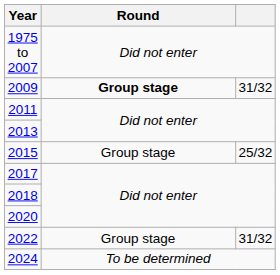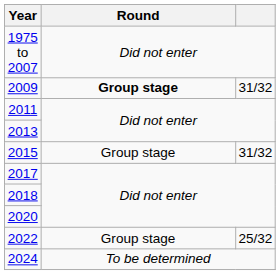(255, 153) 25/32 -> (255, 153) 31/32
(255, 238) 31/32 -> (255, 238) 25/32
